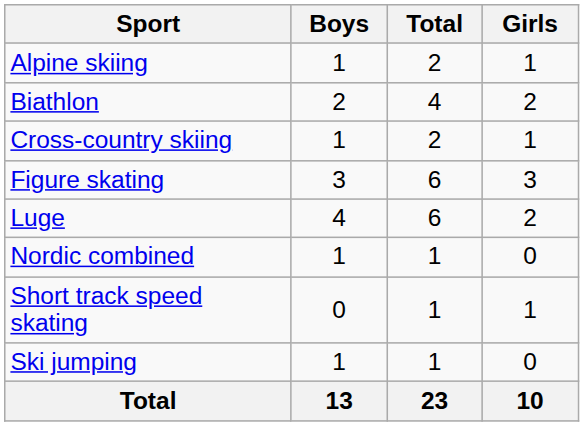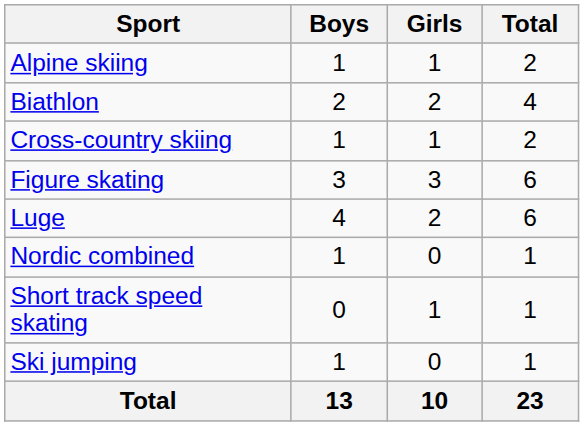columns swapped: (530, 23) <-> (435, 23)
